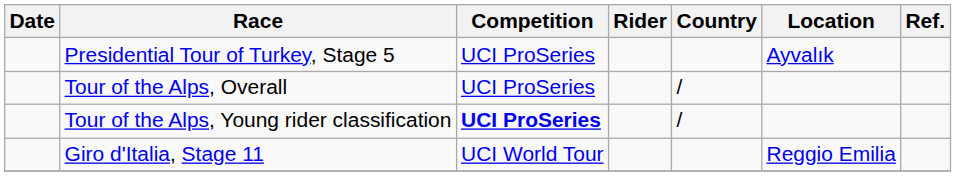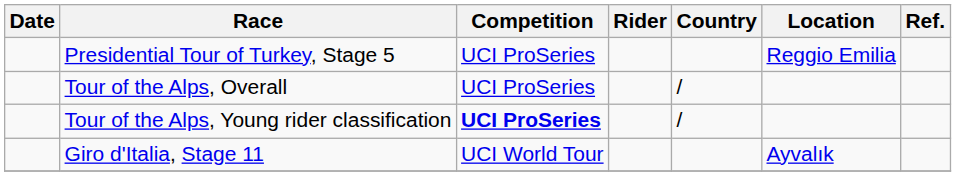(800, 54) Ayvalık -> (831, 54) Reggio Emilia
(831, 154) Reggio Emilia -> (800, 154) Ayvalık
